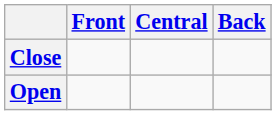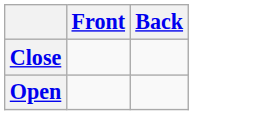- column: (171, 22)
